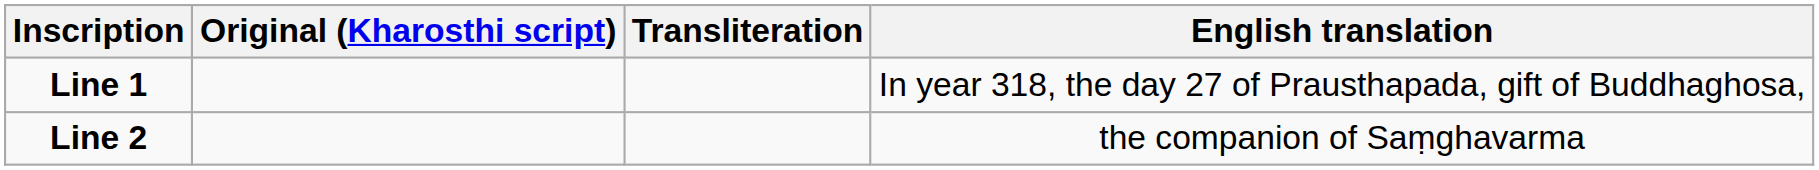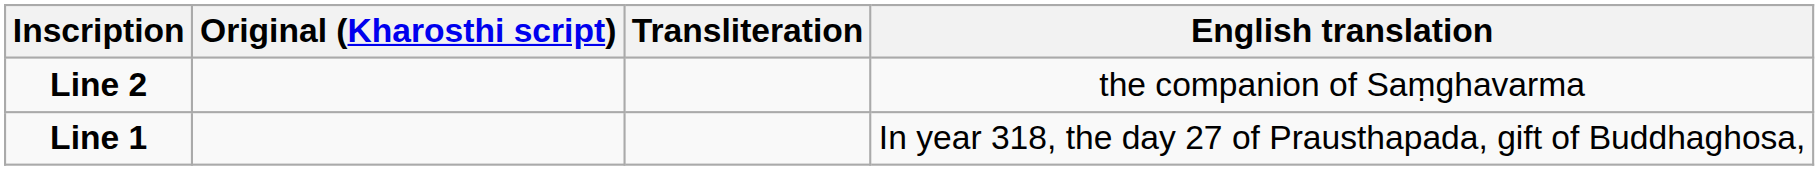rows swapped: (99, 84) <-> (99, 137)
